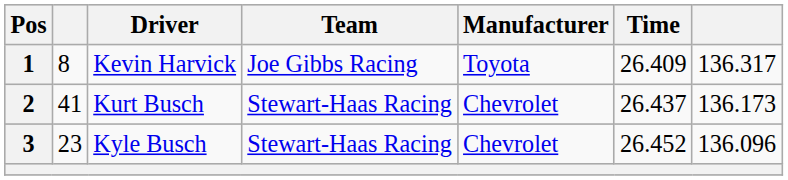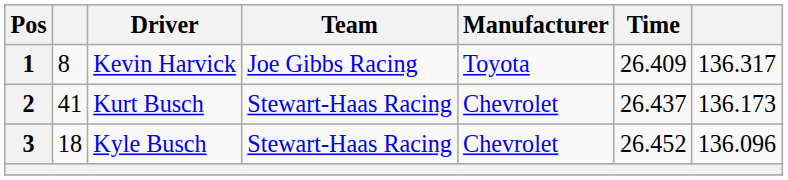(70, 144) 23 -> (70, 144) 18
